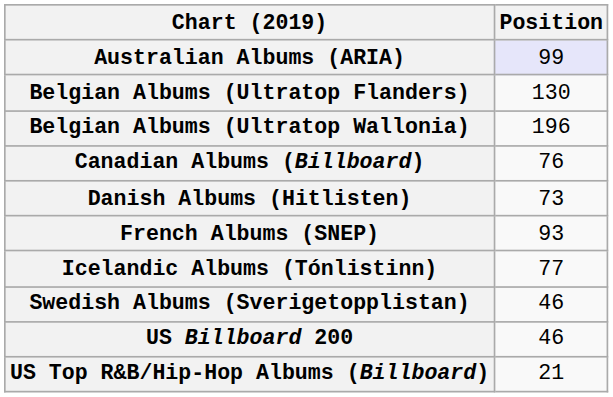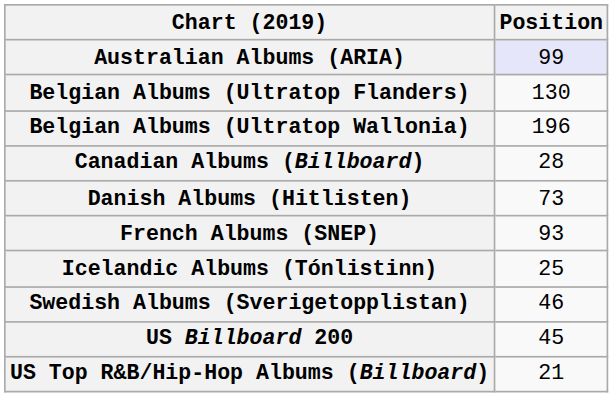(551, 163) 76 -> (551, 163) 28
(551, 269) 77 -> (551, 269) 25
(551, 339) 46 -> (551, 339) 45
